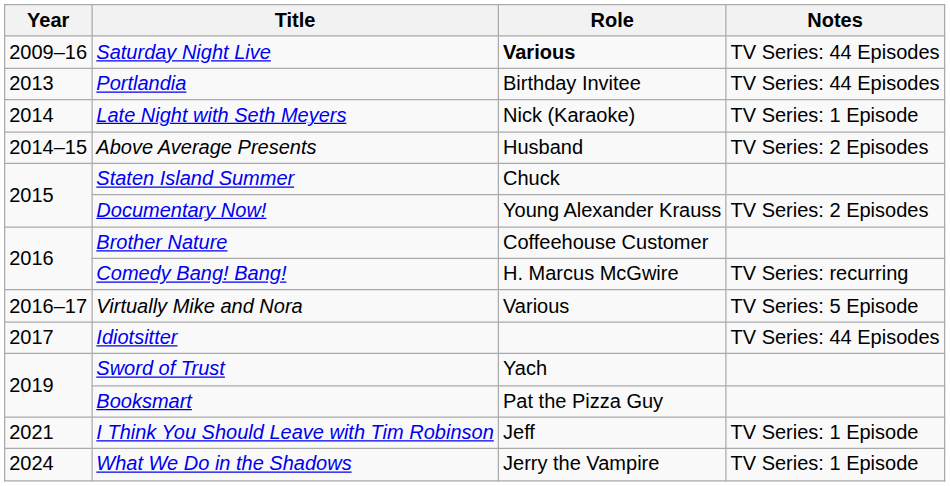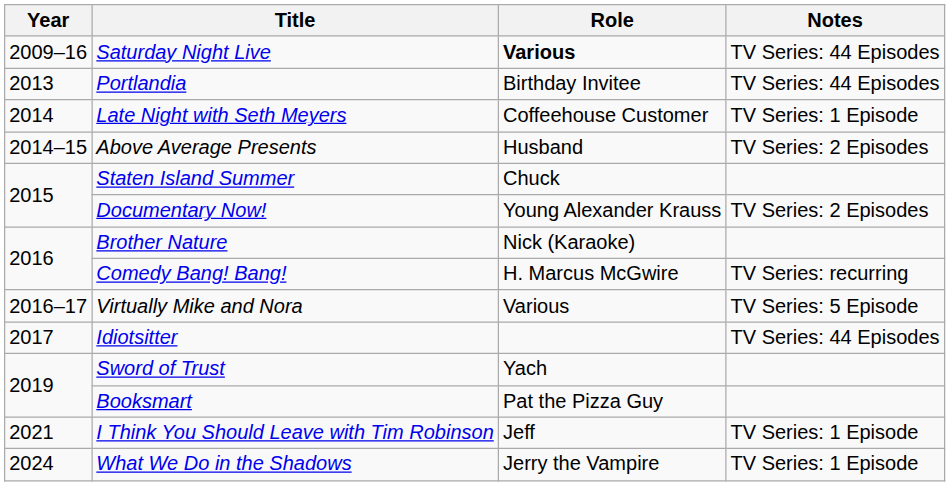(569, 115) Nick (Karaoke) -> (606, 115) Coffeehouse Customer
(606, 242) Coffeehouse Customer -> (569, 242) Nick (Karaoke)
